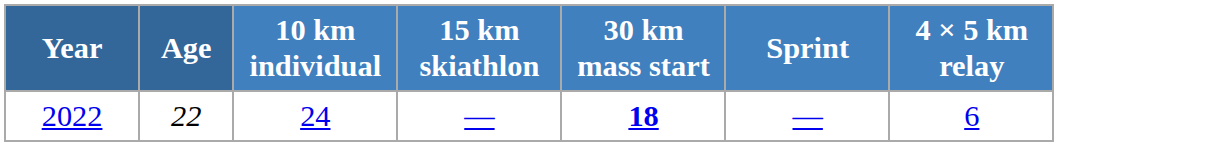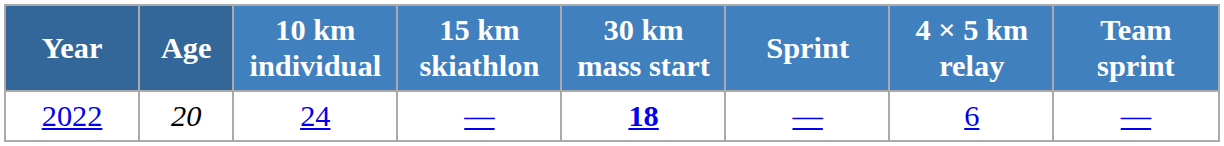+ column: (1136, 47)
(186, 115) 22 -> (186, 115) 20
